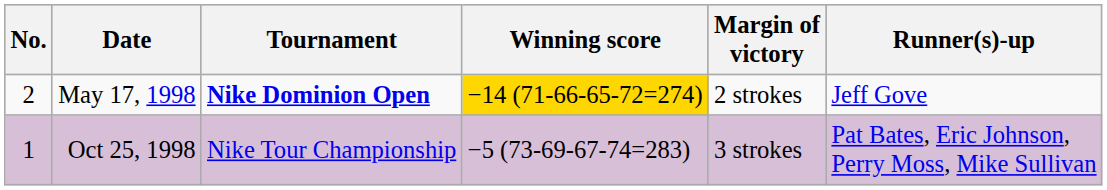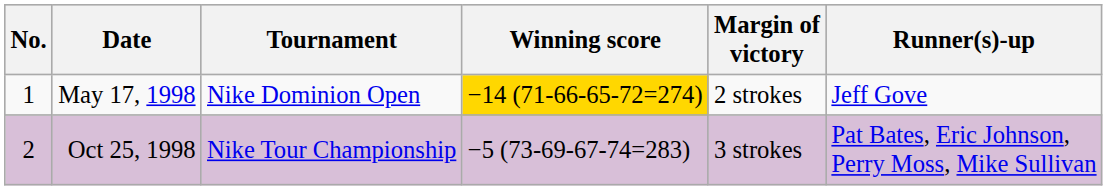(29, 94) 2 -> (29, 94) 1
(318, 94) bold -> (314, 94) normal
(29, 149) 1 -> (29, 149) 2
